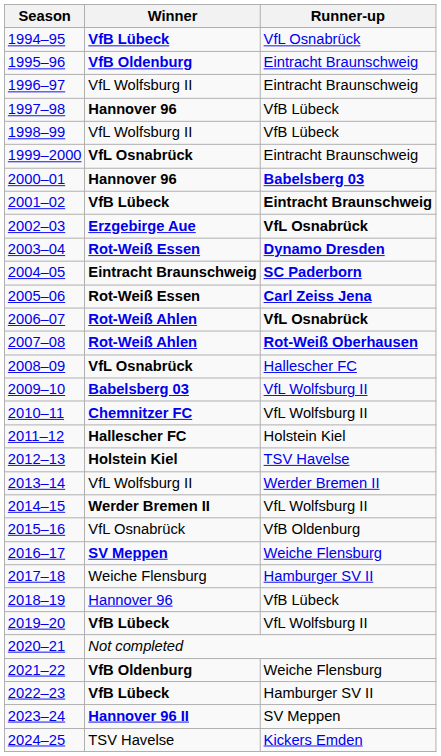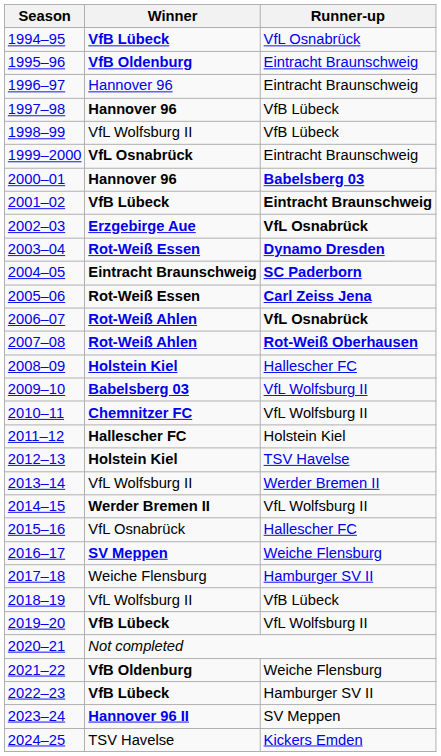(140, 86) VfL Wolfsburg II -> (130, 86) Hannover 96
(141, 366) VfL Osnabrück -> (133, 366) Holstein Kiel
(312, 529) VfB Oldenburg -> (310, 529) Hallescher FC
(130, 599) Hannover 96 -> (140, 599) VfL Wolfsburg II
